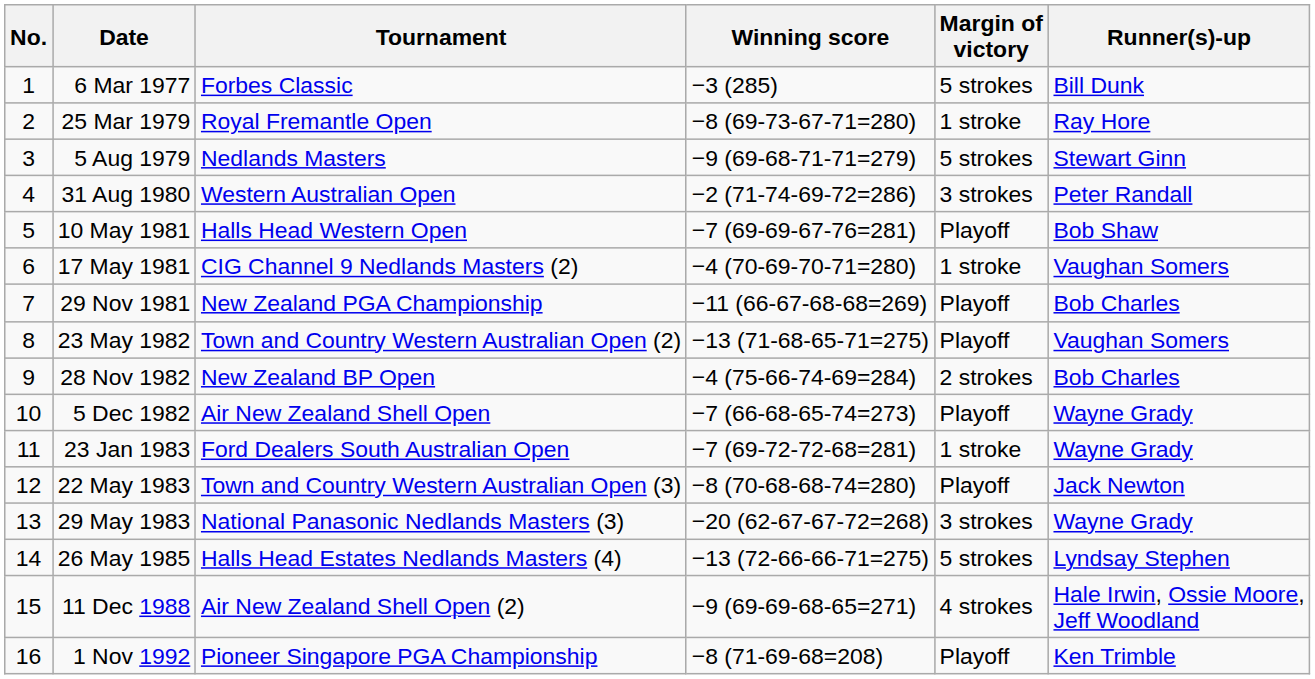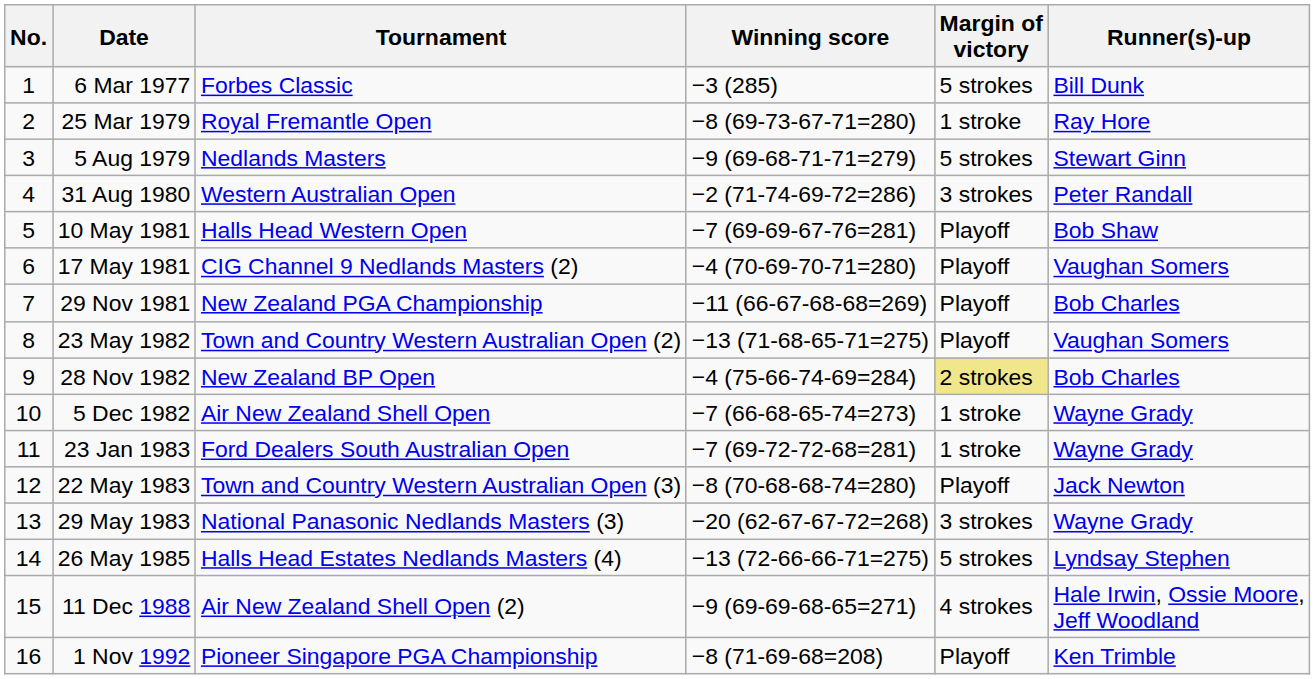(980, 267) 1 stroke -> (974, 267) Playoff
(986, 376) no background -> (986, 376) khaki background
(974, 412) Playoff -> (980, 412) 1 stroke
